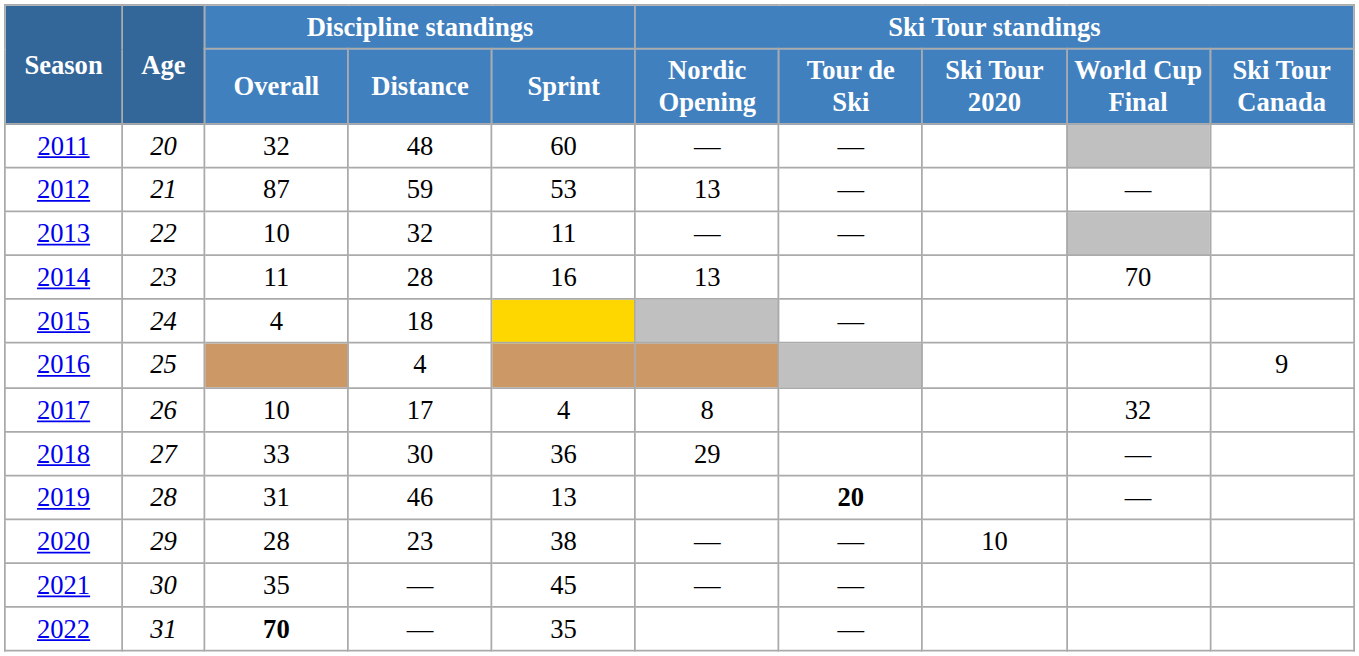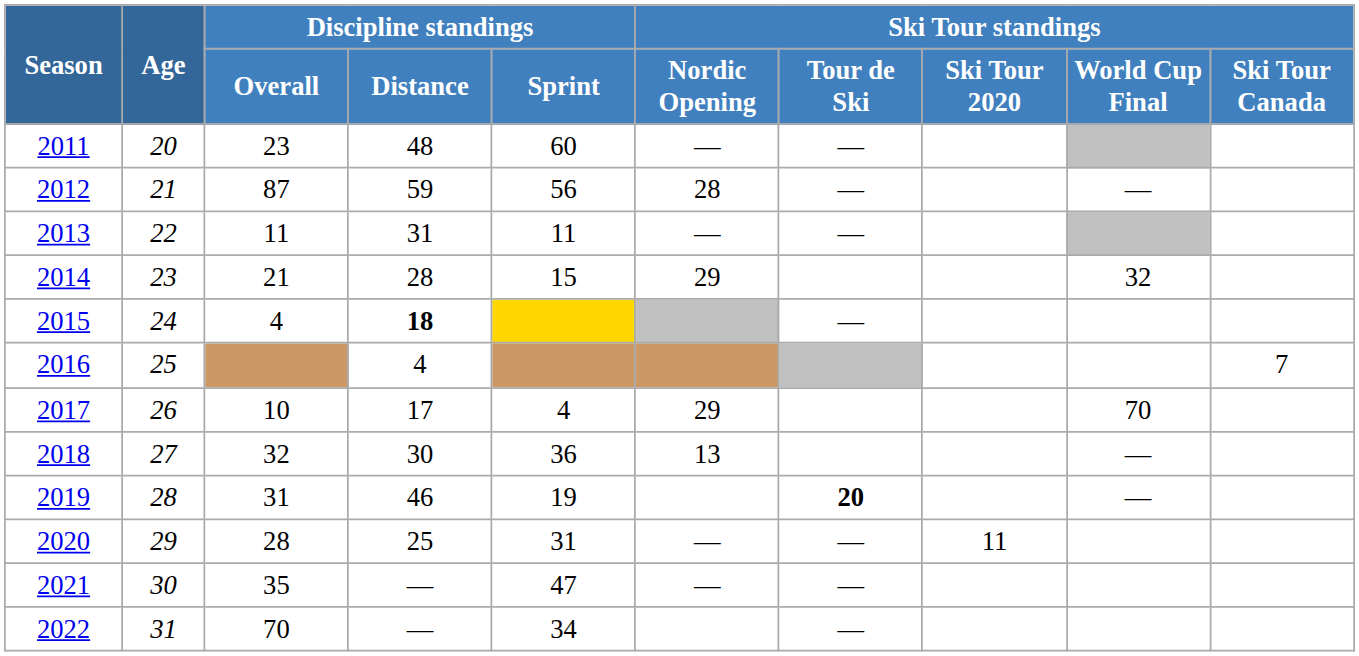(276, 145) 32 -> (276, 145) 23
(564, 189) 53 -> (564, 189) 56
(707, 189) 13 -> (707, 189) 28
(276, 233) 10 -> (276, 233) 11
(420, 233) 32 -> (420, 233) 31
(276, 277) 11 -> (276, 277) 21
(564, 277) 16 -> (564, 277) 15
(707, 277) 13 -> (707, 277) 29
(1138, 277) 70 -> (1138, 277) 32
(420, 321) normal -> (420, 321) bold
(1282, 365) 9 -> (1282, 365) 7
(707, 408) 8 -> (707, 408) 29
(1138, 408) 32 -> (1138, 408) 70
(276, 452) 33 -> (276, 452) 32
(707, 452) 29 -> (707, 452) 13
(564, 496) 13 -> (564, 496) 19
(420, 540) 23 -> (420, 540) 25
(564, 540) 38 -> (564, 540) 31
(994, 540) 10 -> (994, 540) 11
(564, 584) 45 -> (564, 584) 47
(276, 628) bold -> (276, 628) normal
(564, 628) 35 -> (564, 628) 34
